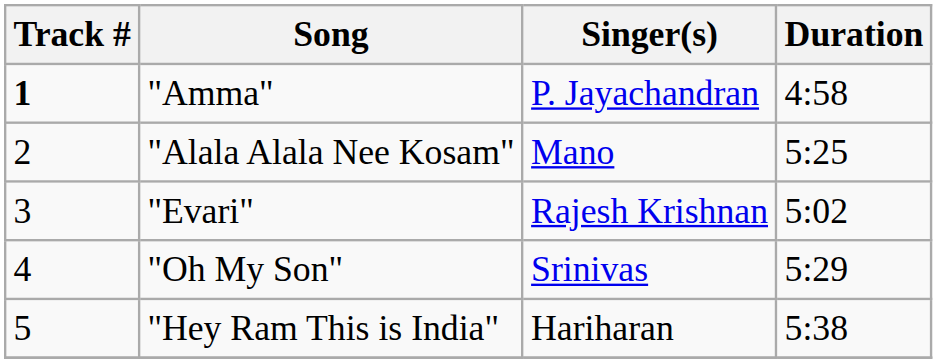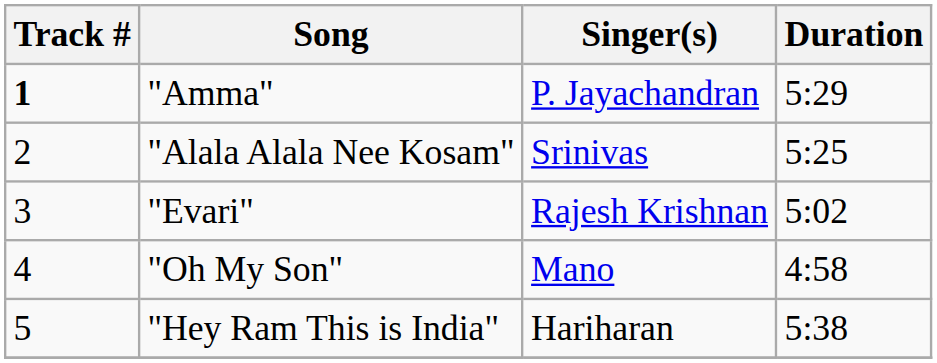(816, 93) 4:58 -> (816, 93) 5:29
(573, 151) Mano -> (590, 151) Srinivas
(590, 269) Srinivas -> (573, 269) Mano
(816, 269) 5:29 -> (816, 269) 4:58
